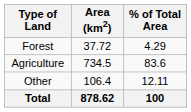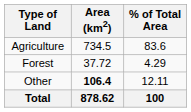rows swapped: (38, 63) <-> (38, 46)
(97, 81) normal -> (97, 81) bold
